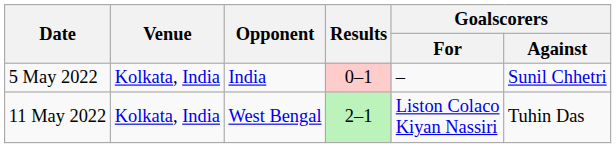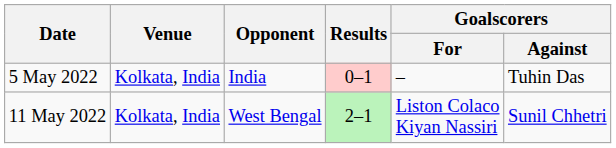(557, 77) Sunil Chhetri -> (546, 77) Tuhin Das
(546, 116) Tuhin Das -> (557, 116) Sunil Chhetri
